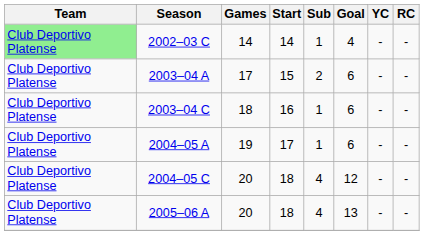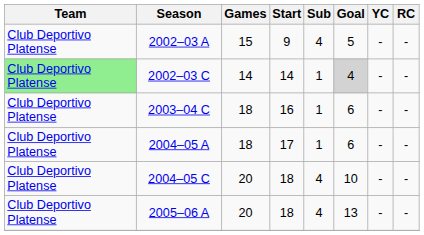+ row: (179, 41)
(351, 41) no background -> (351, 75) lightgrey background
- row: (179, 75)
(245, 144) 19 -> (245, 144) 18
(351, 178) 12 -> (351, 178) 10
